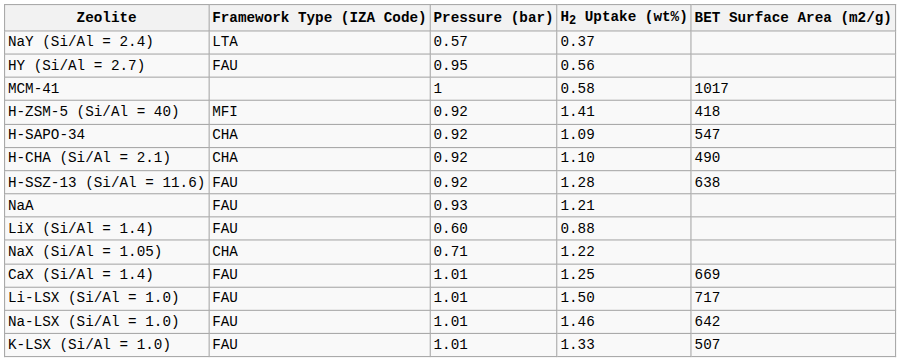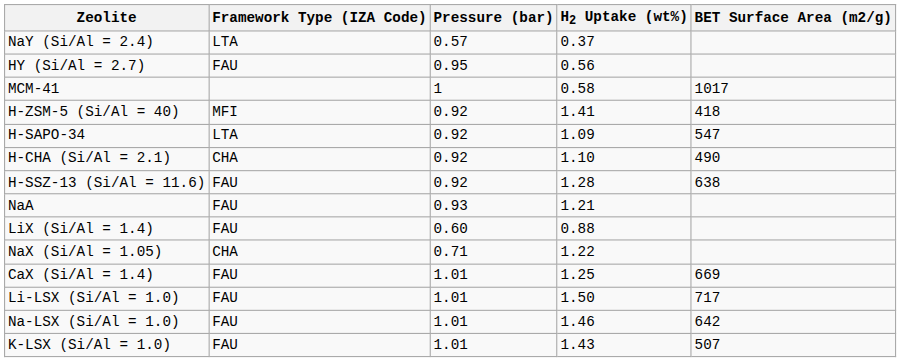(225, 136) CHA -> (225, 136) LTA
(578, 345) 1.33 -> (578, 345) 1.43
